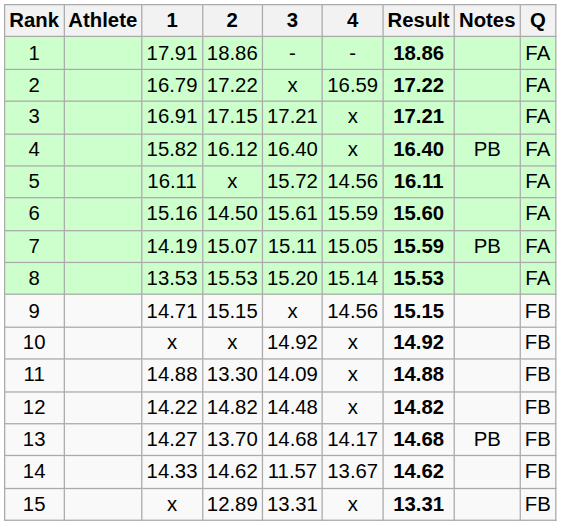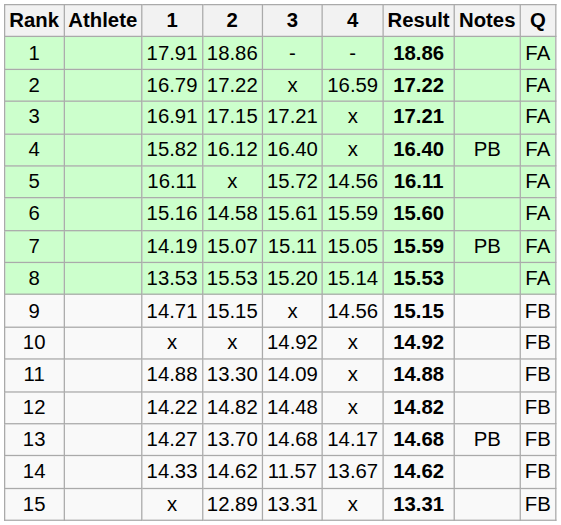(232, 213) 14.50 -> (232, 213) 14.58
